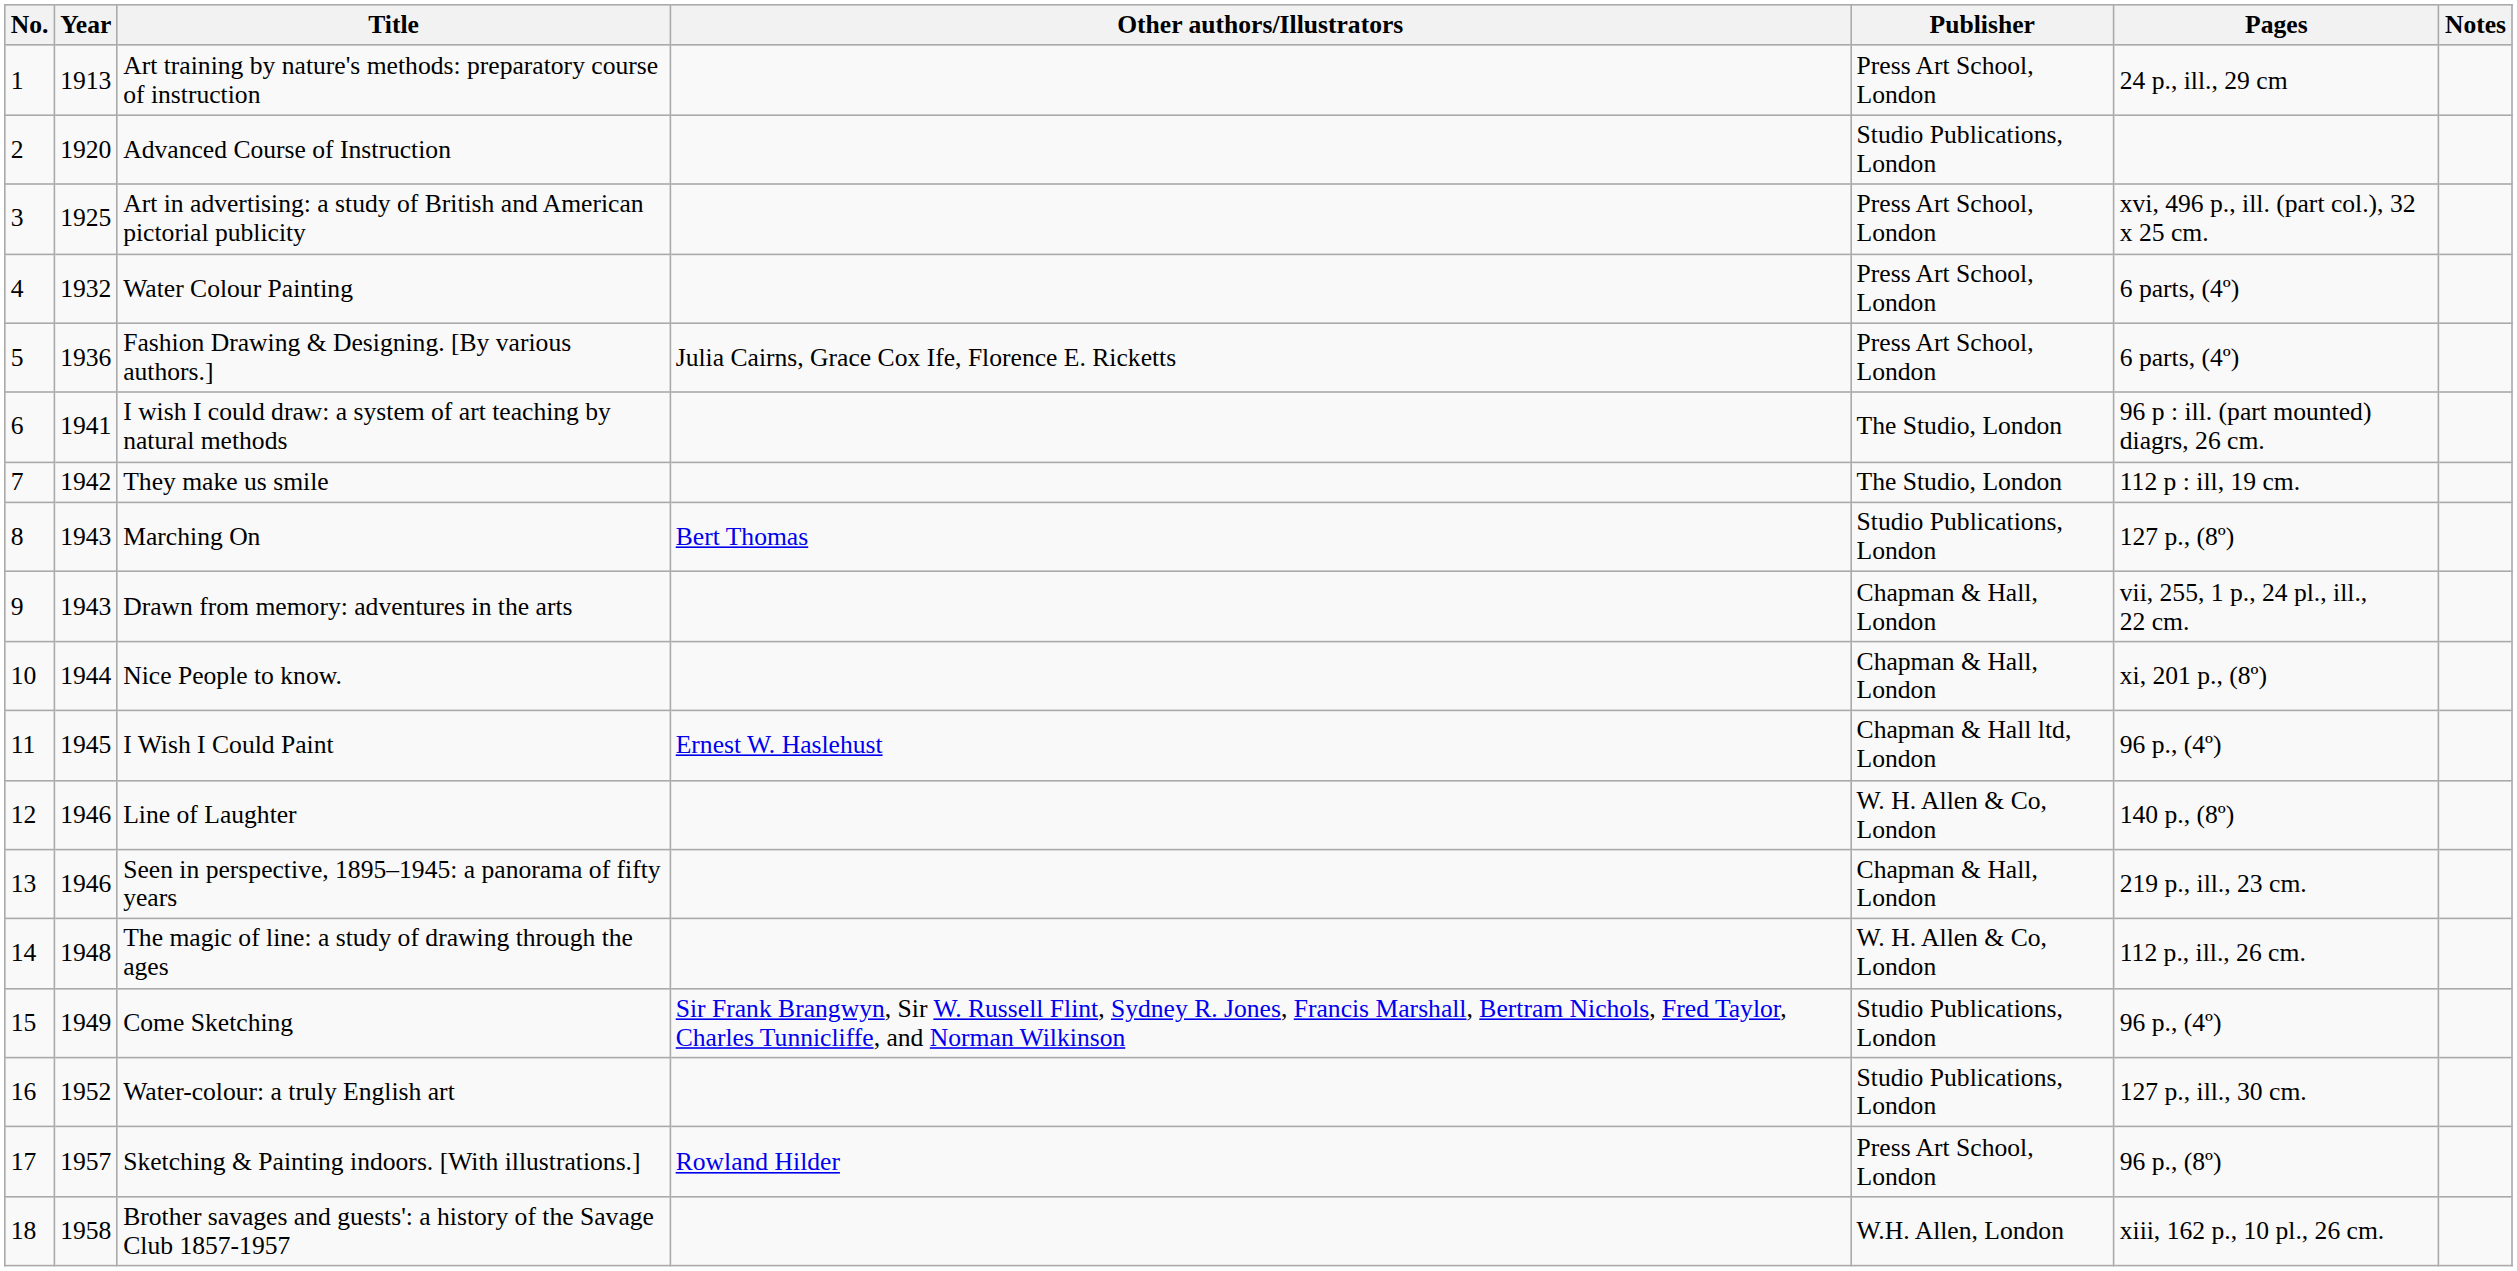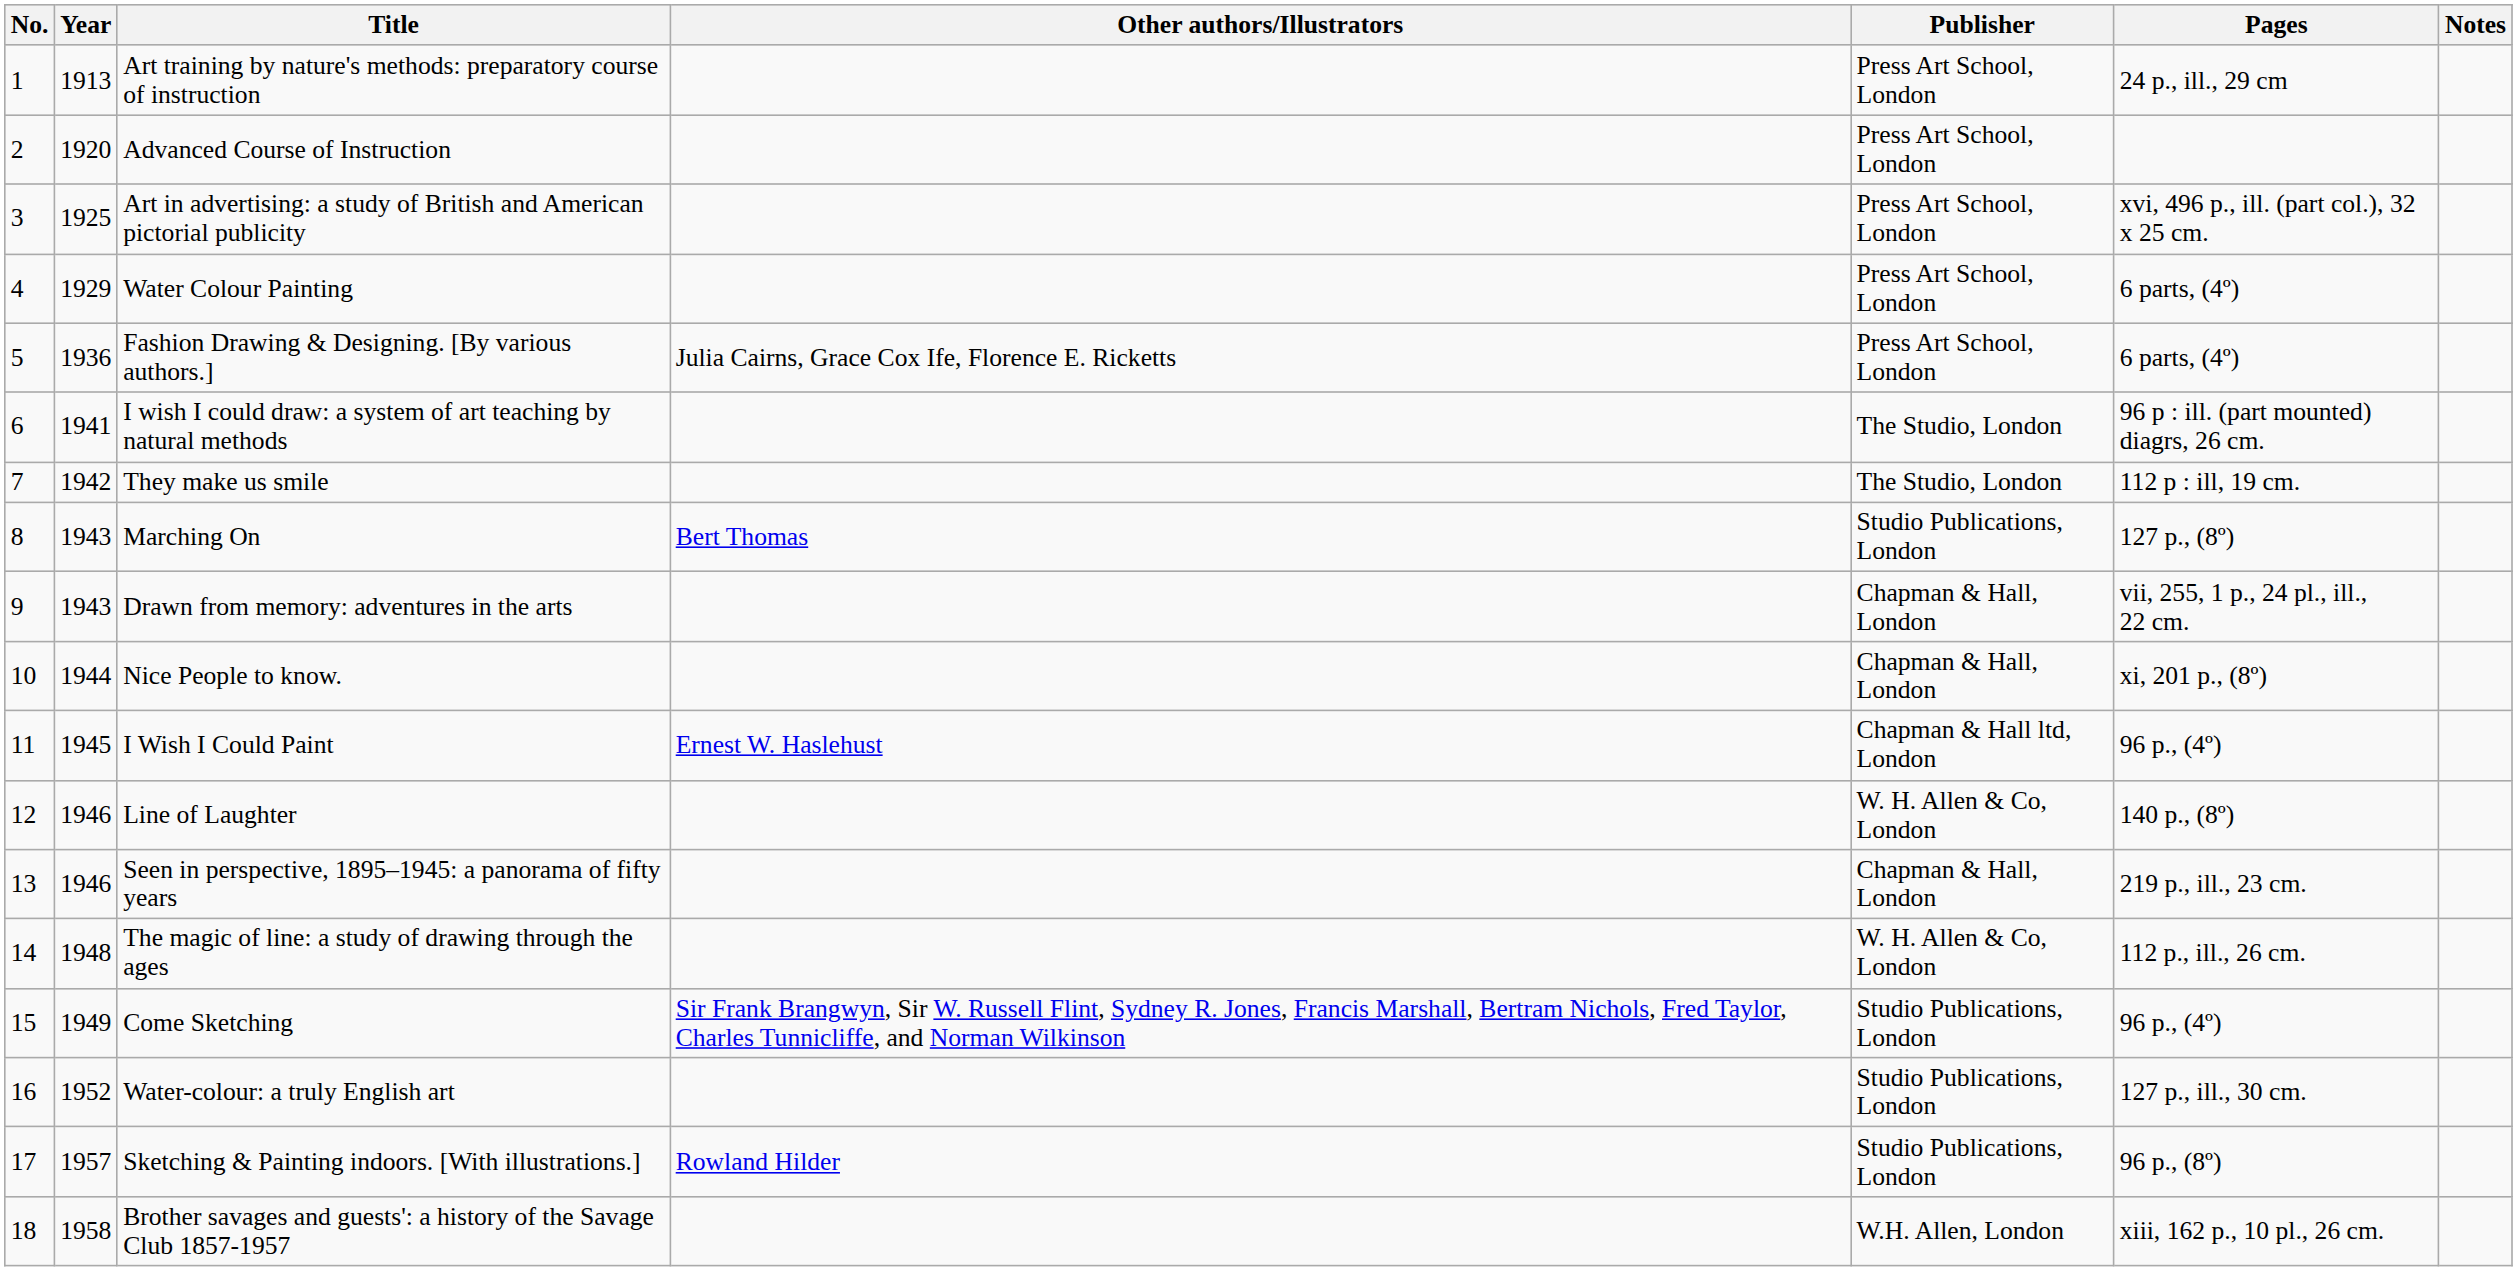(1960, 149) Studio Publications, London -> (1945, 149) Press Art School, London
(86, 288) 1932 -> (86, 288) 1929
(1945, 1161) Press Art School, London -> (1960, 1161) Studio Publications, London
